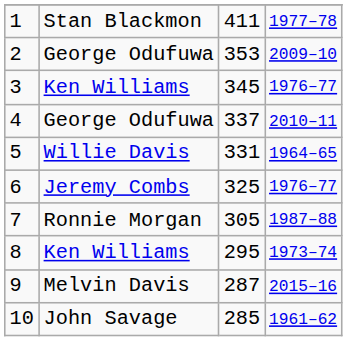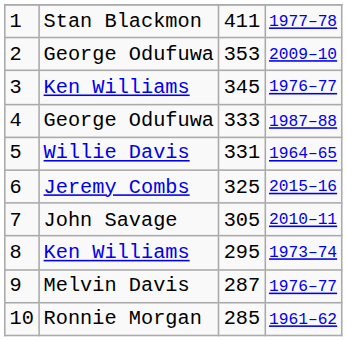(242, 120) 337 -> (242, 120) 333
(303, 120) 2010–11 -> (303, 120) 1987–88
(303, 187) 1976–77 -> (303, 187) 2015–16
(123, 220) Ronnie Morgan -> (111, 220) John Savage
(303, 220) 1987–88 -> (303, 220) 2010–11
(303, 286) 2015–16 -> (303, 286) 1976–77
(111, 319) John Savage -> (123, 319) Ronnie Morgan
